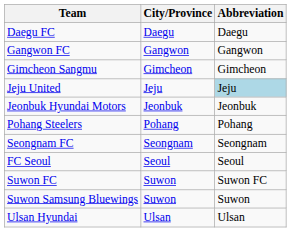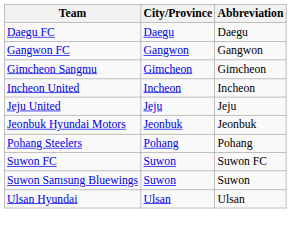+ row: (43, 87)
(227, 87) lightblue background -> (227, 106) no background
- row: (40, 143)
- row: (29, 161)
